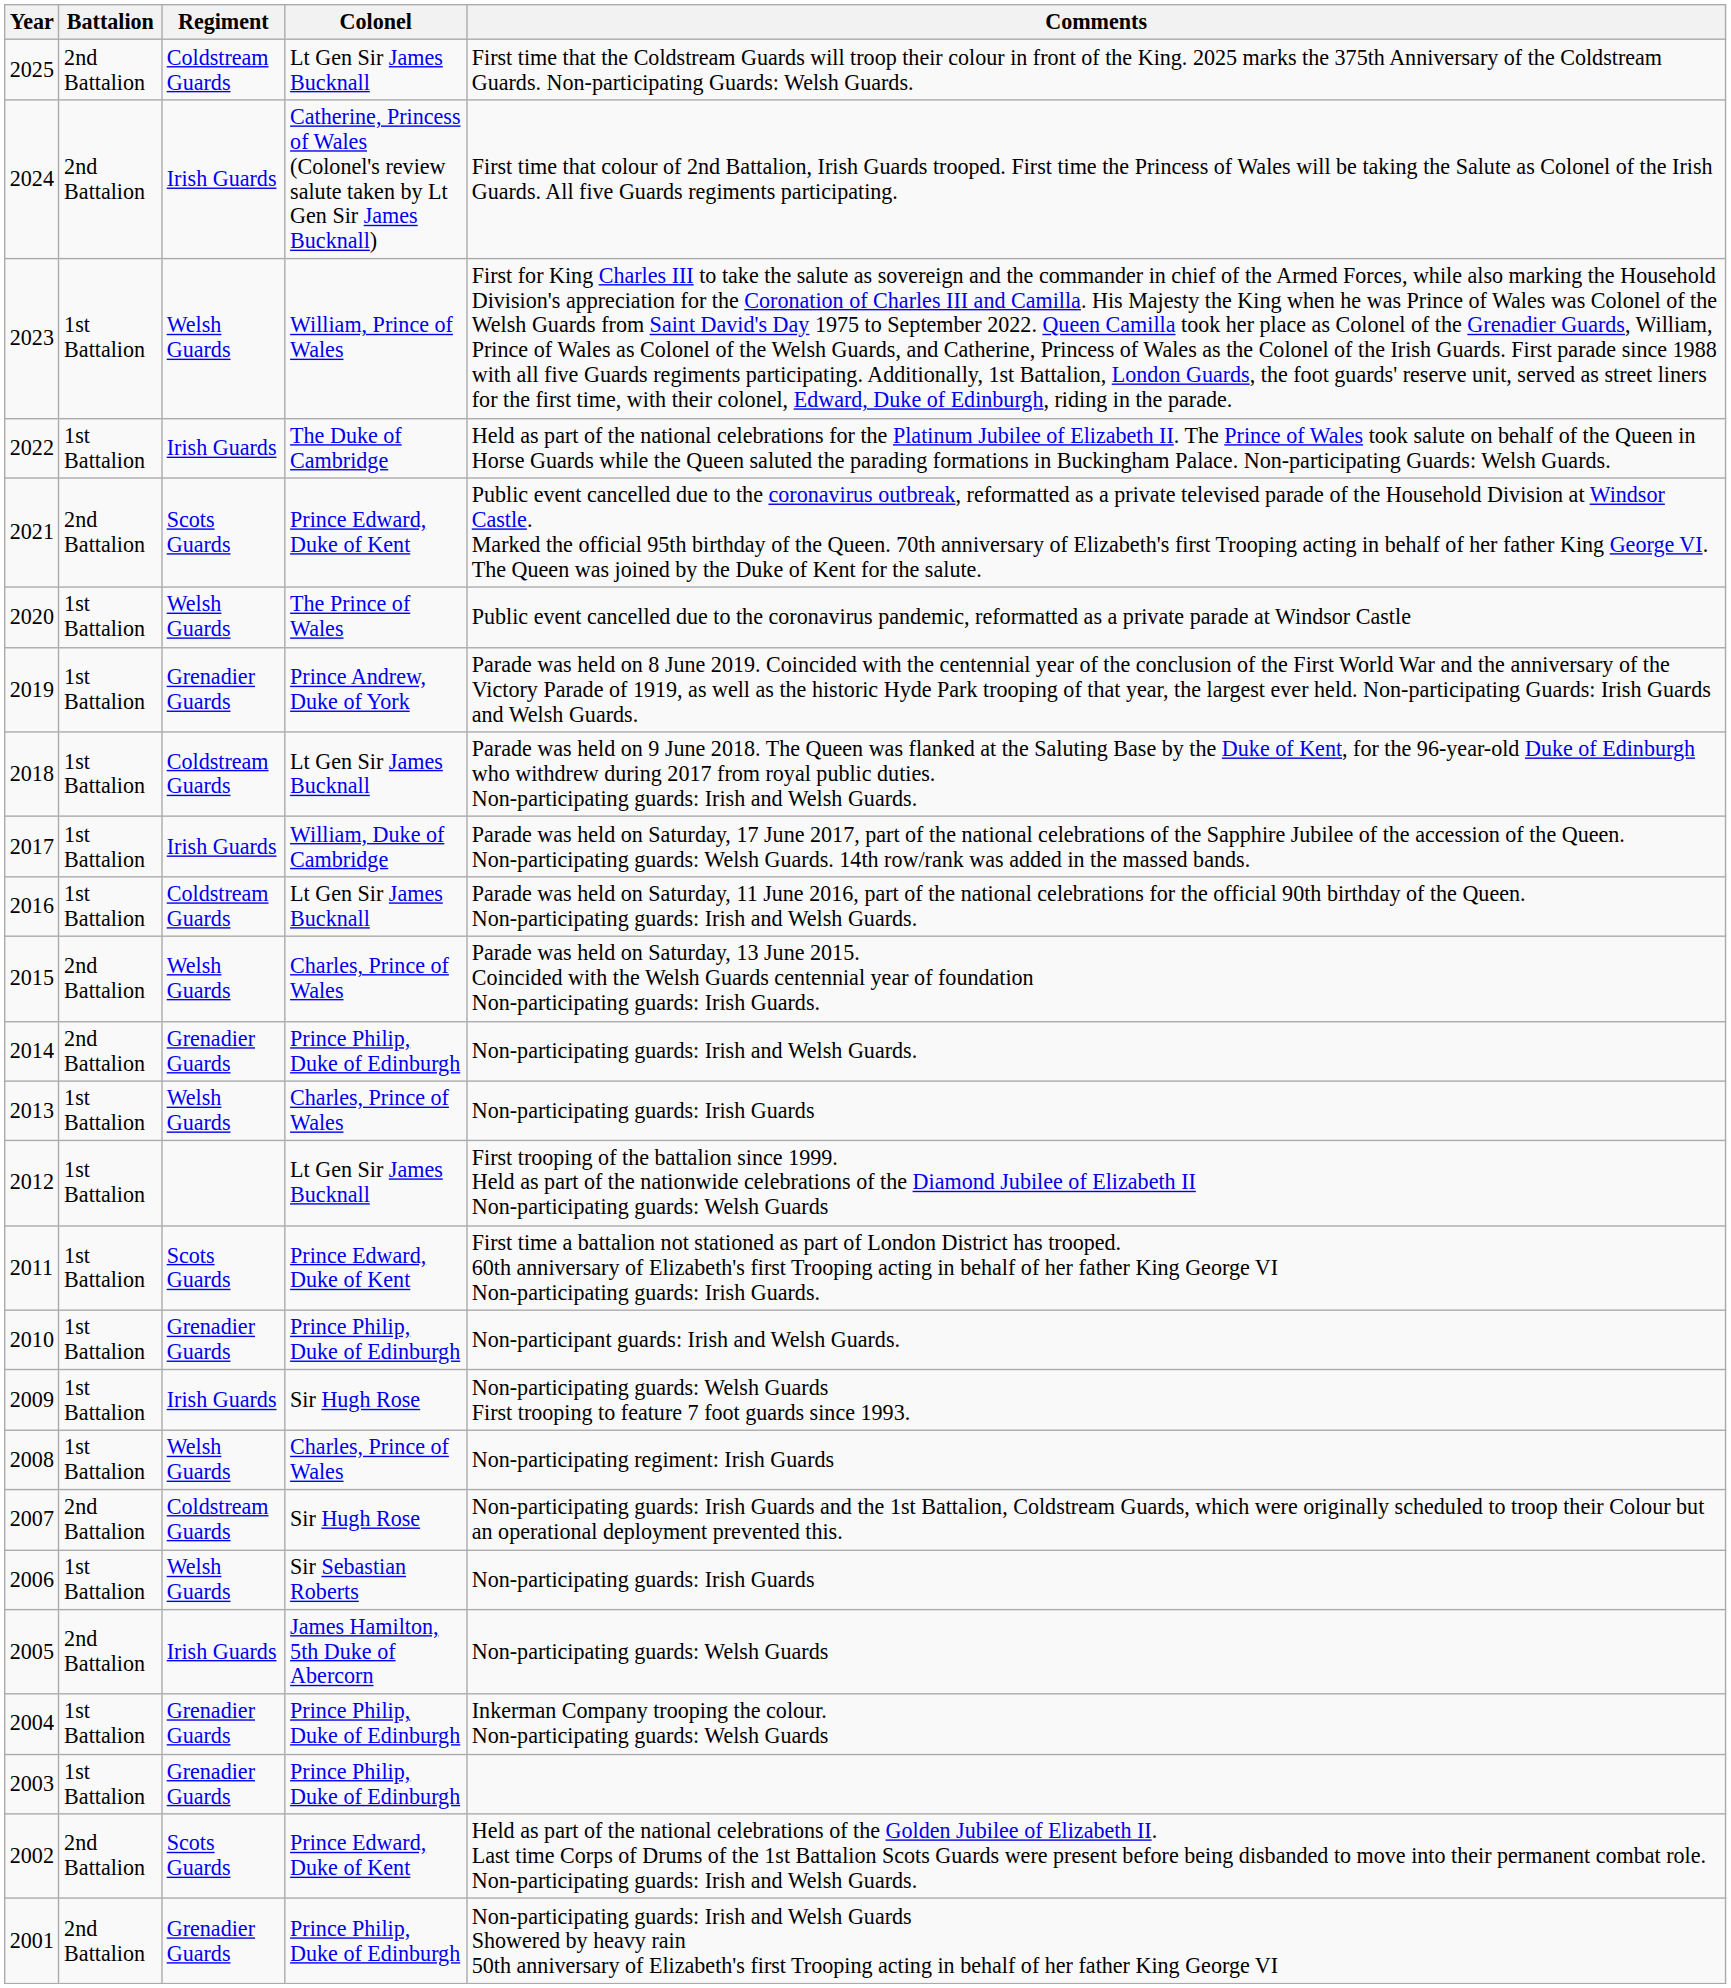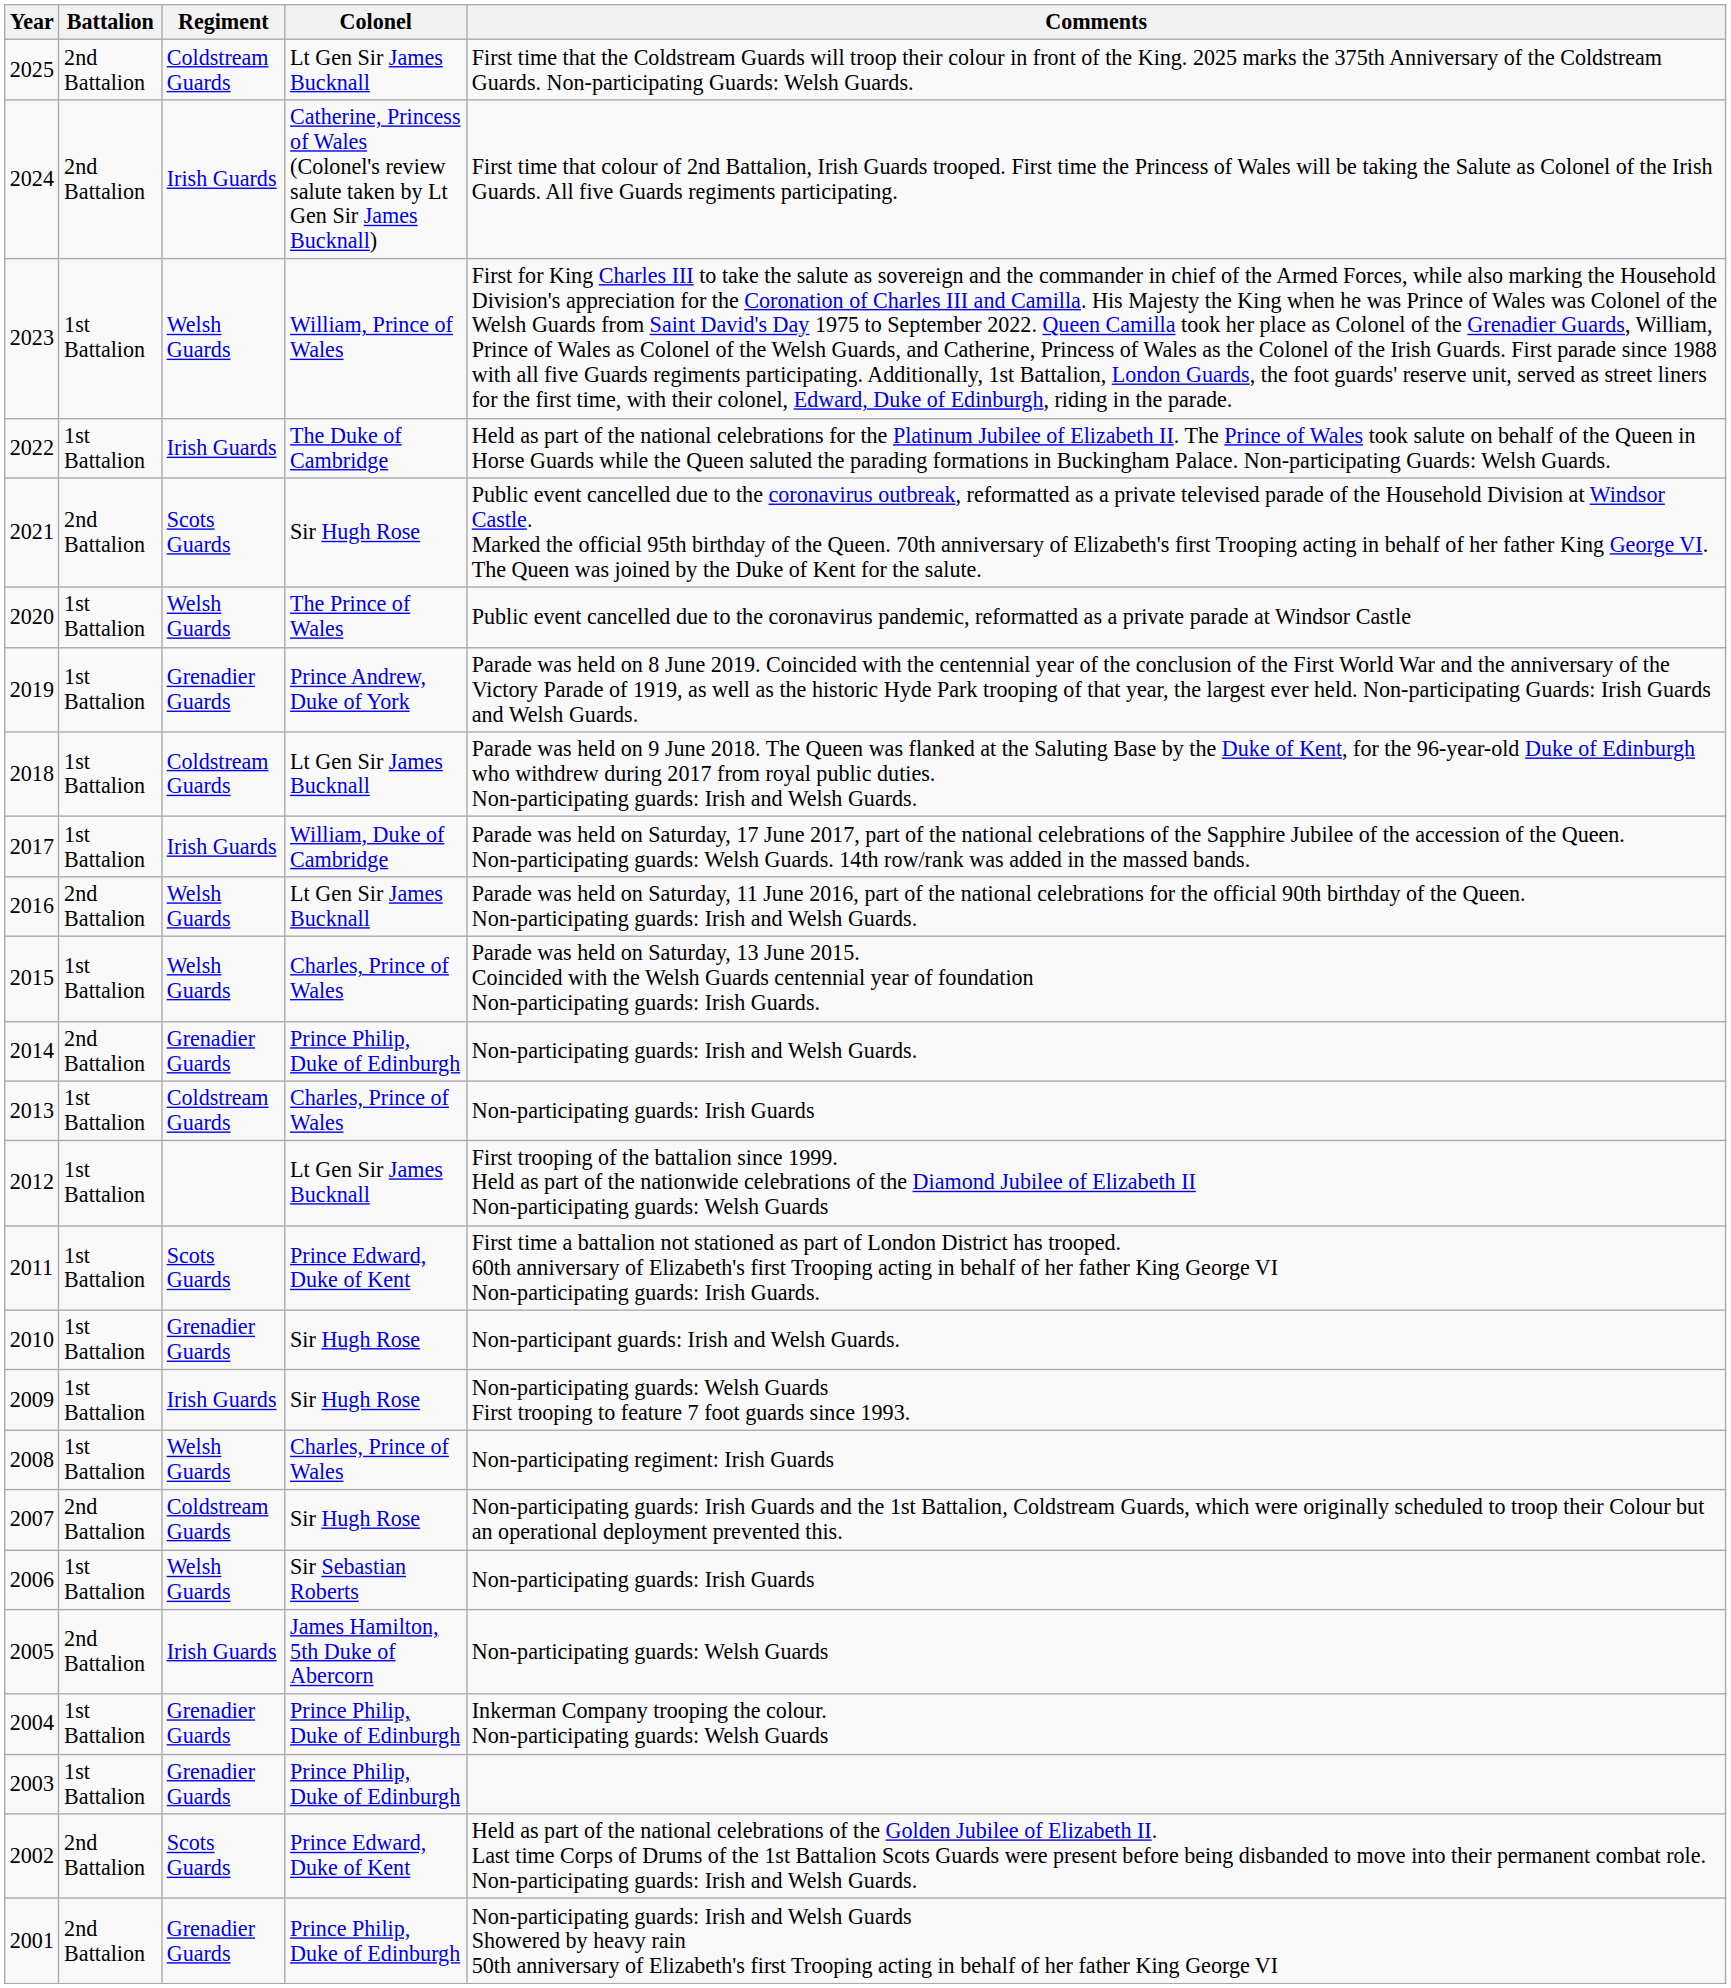(358, 532) Prince Edward, Duke of Kent -> (355, 532) Sir Hugh Rose
(105, 906) 1st Battalion -> (105, 906) 2nd Battalion
(218, 906) Coldstream Guards -> (199, 906) Welsh Guards
(105, 978) 2nd Battalion -> (105, 978) 1st Battalion
(199, 1110) Welsh Guards -> (218, 1110) Coldstream Guards
(375, 1339) Prince Philip, Duke of Edinburgh -> (355, 1339) Sir Hugh Rose
